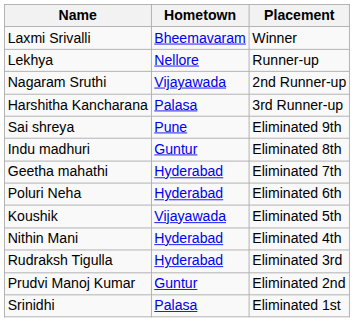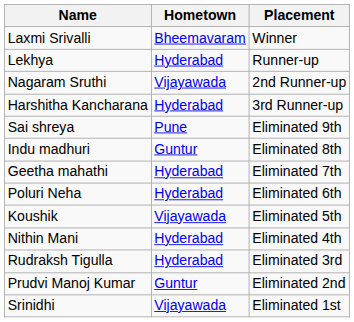(177, 60) Nellore -> (189, 60) Hyderabad
(176, 104) Palasa -> (189, 104) Hyderabad
(176, 305) Palasa -> (190, 305) Vijayawada
